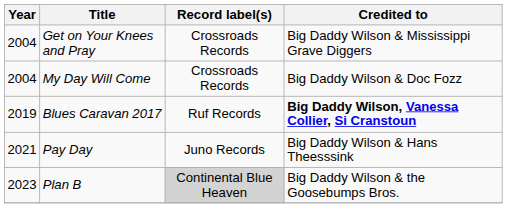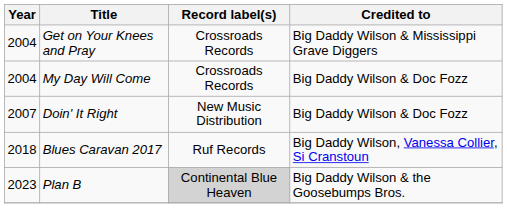+ row: (80, 114)
(22, 114) 2019 -> (22, 149) 2018
(373, 114) bold -> (395, 149) normal
- row: (67, 149)
